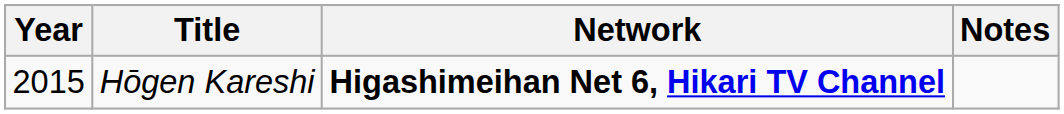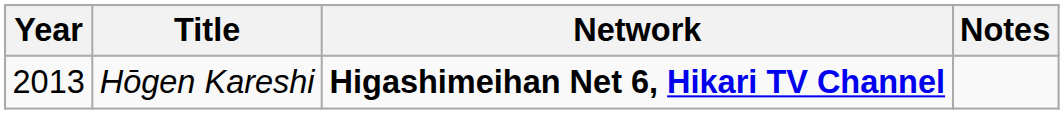(49, 81) 2015 -> (49, 81) 2013
